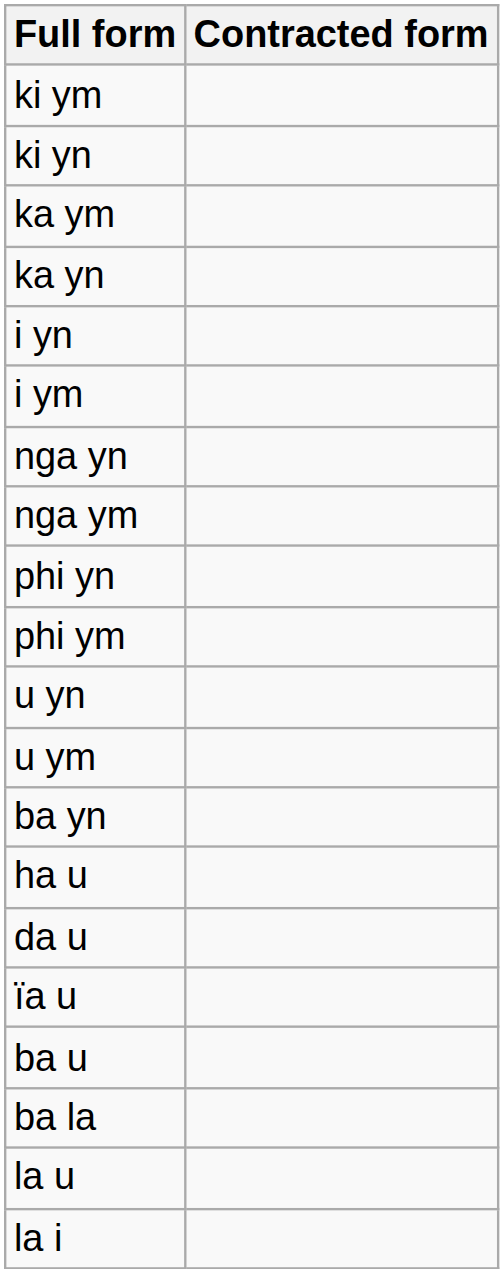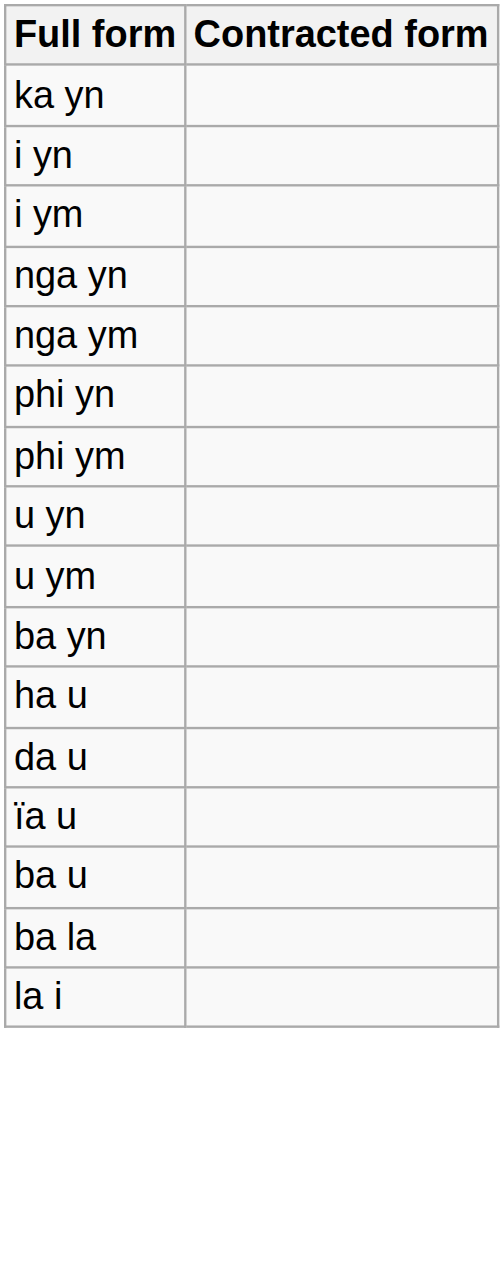- row: (58, 94)
- row: (53, 154)
- row: (64, 214)
- row: (44, 1177)
